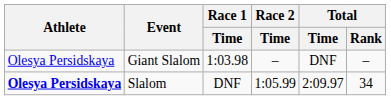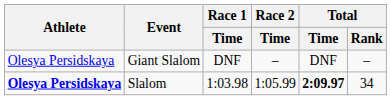(227, 61) 1:03.98 -> (227, 61) DNF
(227, 83) DNF -> (227, 83) 1:03.98
(323, 83) normal -> (323, 83) bold
